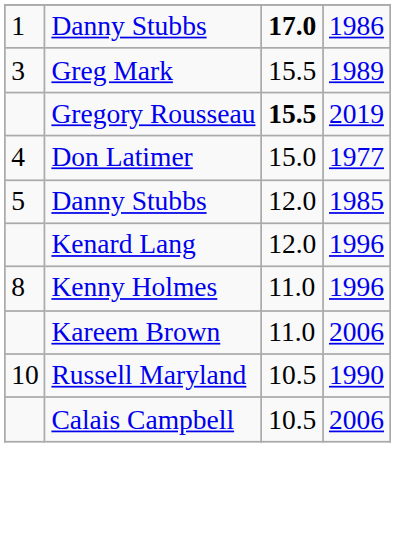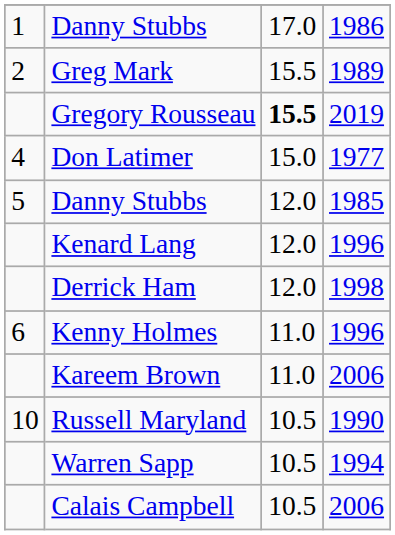(292, 26) bold -> (292, 26) normal
(18, 69) 3 -> (18, 69) 2
+ row: (124, 288)
(18, 288) 8 -> (18, 331) 6
+ row: (123, 462)
